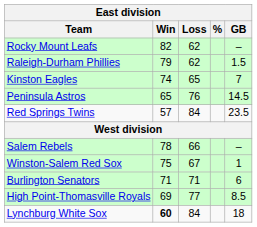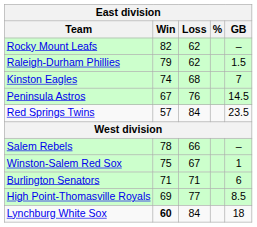(194, 79) 65 -> (194, 79) 68
(166, 96) 65 -> (166, 96) 67
